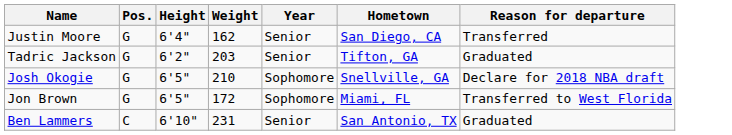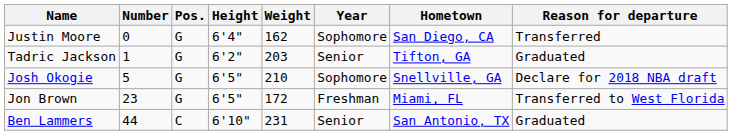+ column: (145, 15)
(288, 36) Senior -> (352, 36) Sophomore
(299, 99) Sophomore -> (348, 99) Freshman
